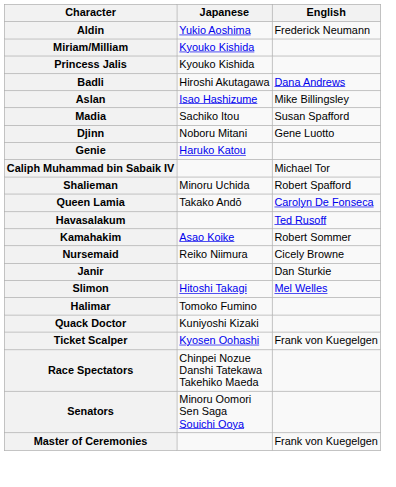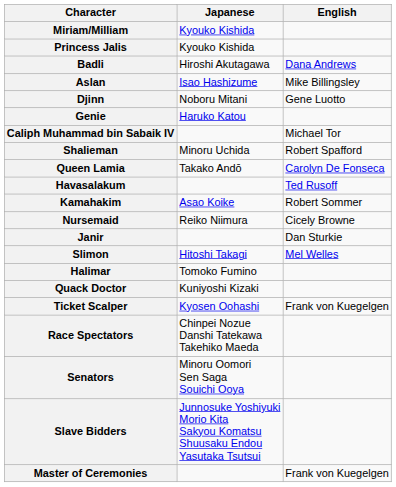- row: (91, 30)
- row: (91, 116)
+ row: (91, 431)
